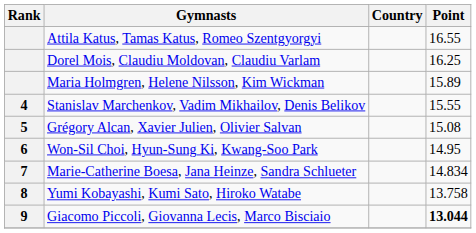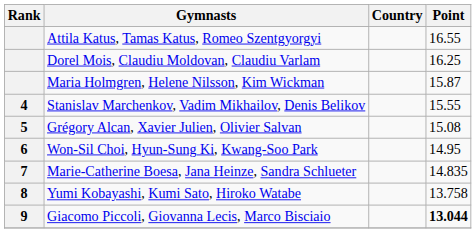(445, 82) 15.89 -> (445, 82) 15.87
(448, 171) 14.834 -> (448, 171) 14.835
